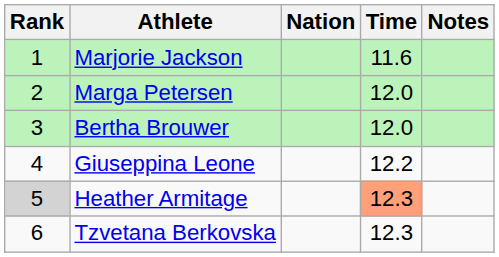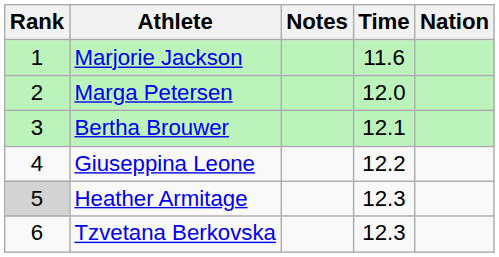columns swapped: (321, 22) <-> (458, 22)
(391, 127) 12.0 -> (384, 127) 12.1
(391, 198) lightsalmon background -> (384, 198) no background
